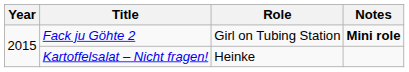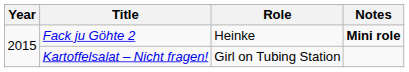(277, 35) Girl on Tubing Station -> (235, 35) Heinke
(235, 56) Heinke -> (277, 56) Girl on Tubing Station
